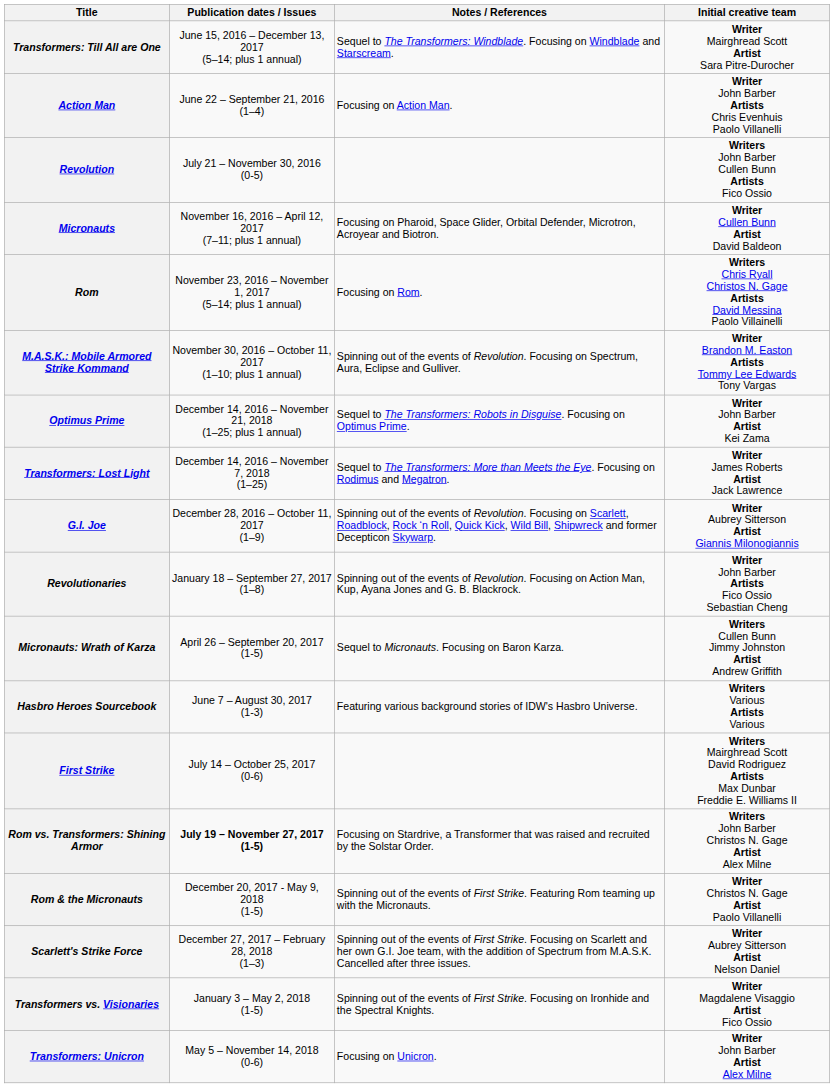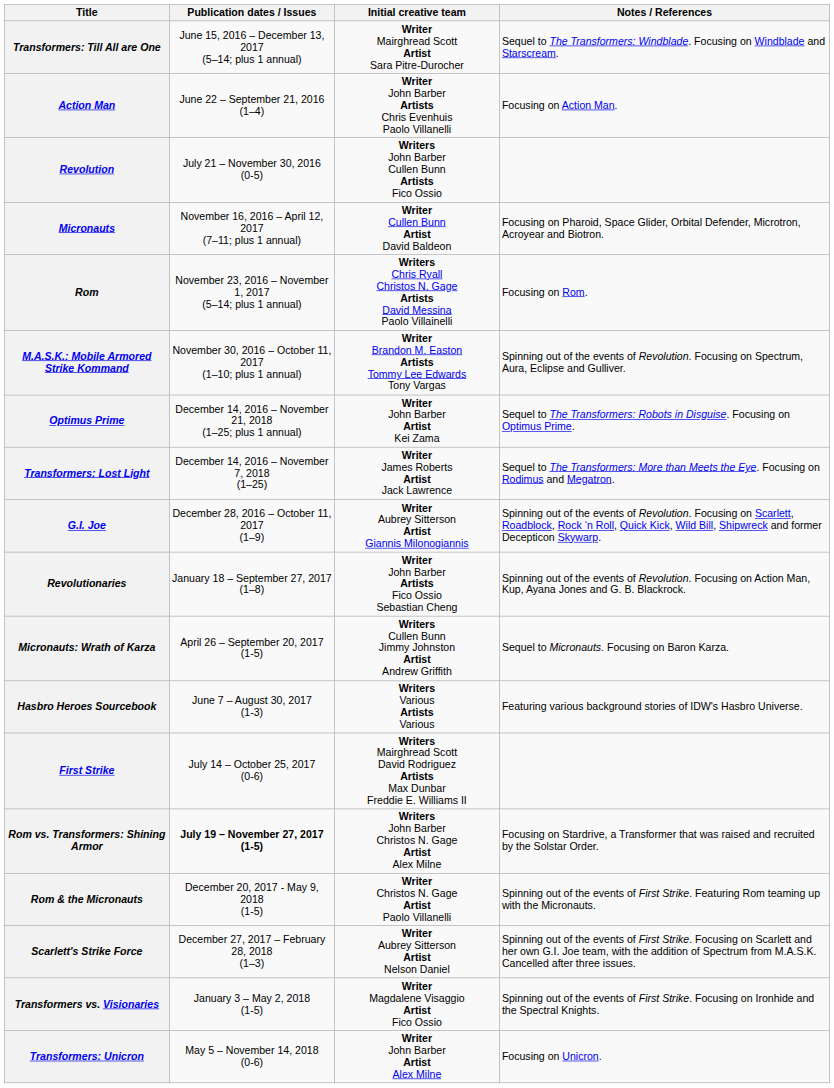columns swapped: (747, 12) <-> (499, 12)
